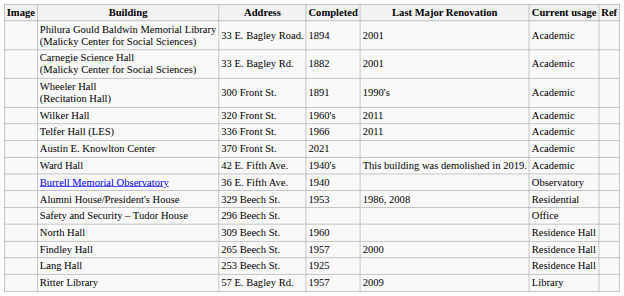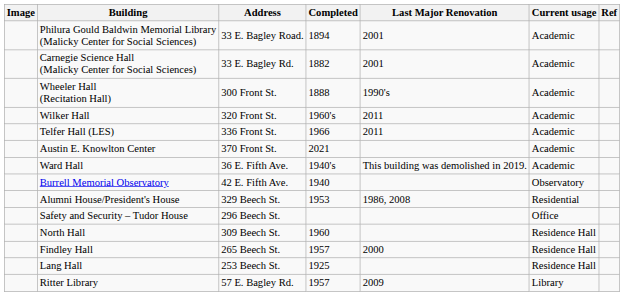(319, 92) 1891 -> (319, 92) 1888
(255, 165) 42 E. Fifth Ave. -> (255, 165) 36 E. Fifth Ave.
(255, 182) 36 E. Fifth Ave. -> (255, 182) 42 E. Fifth Ave.
